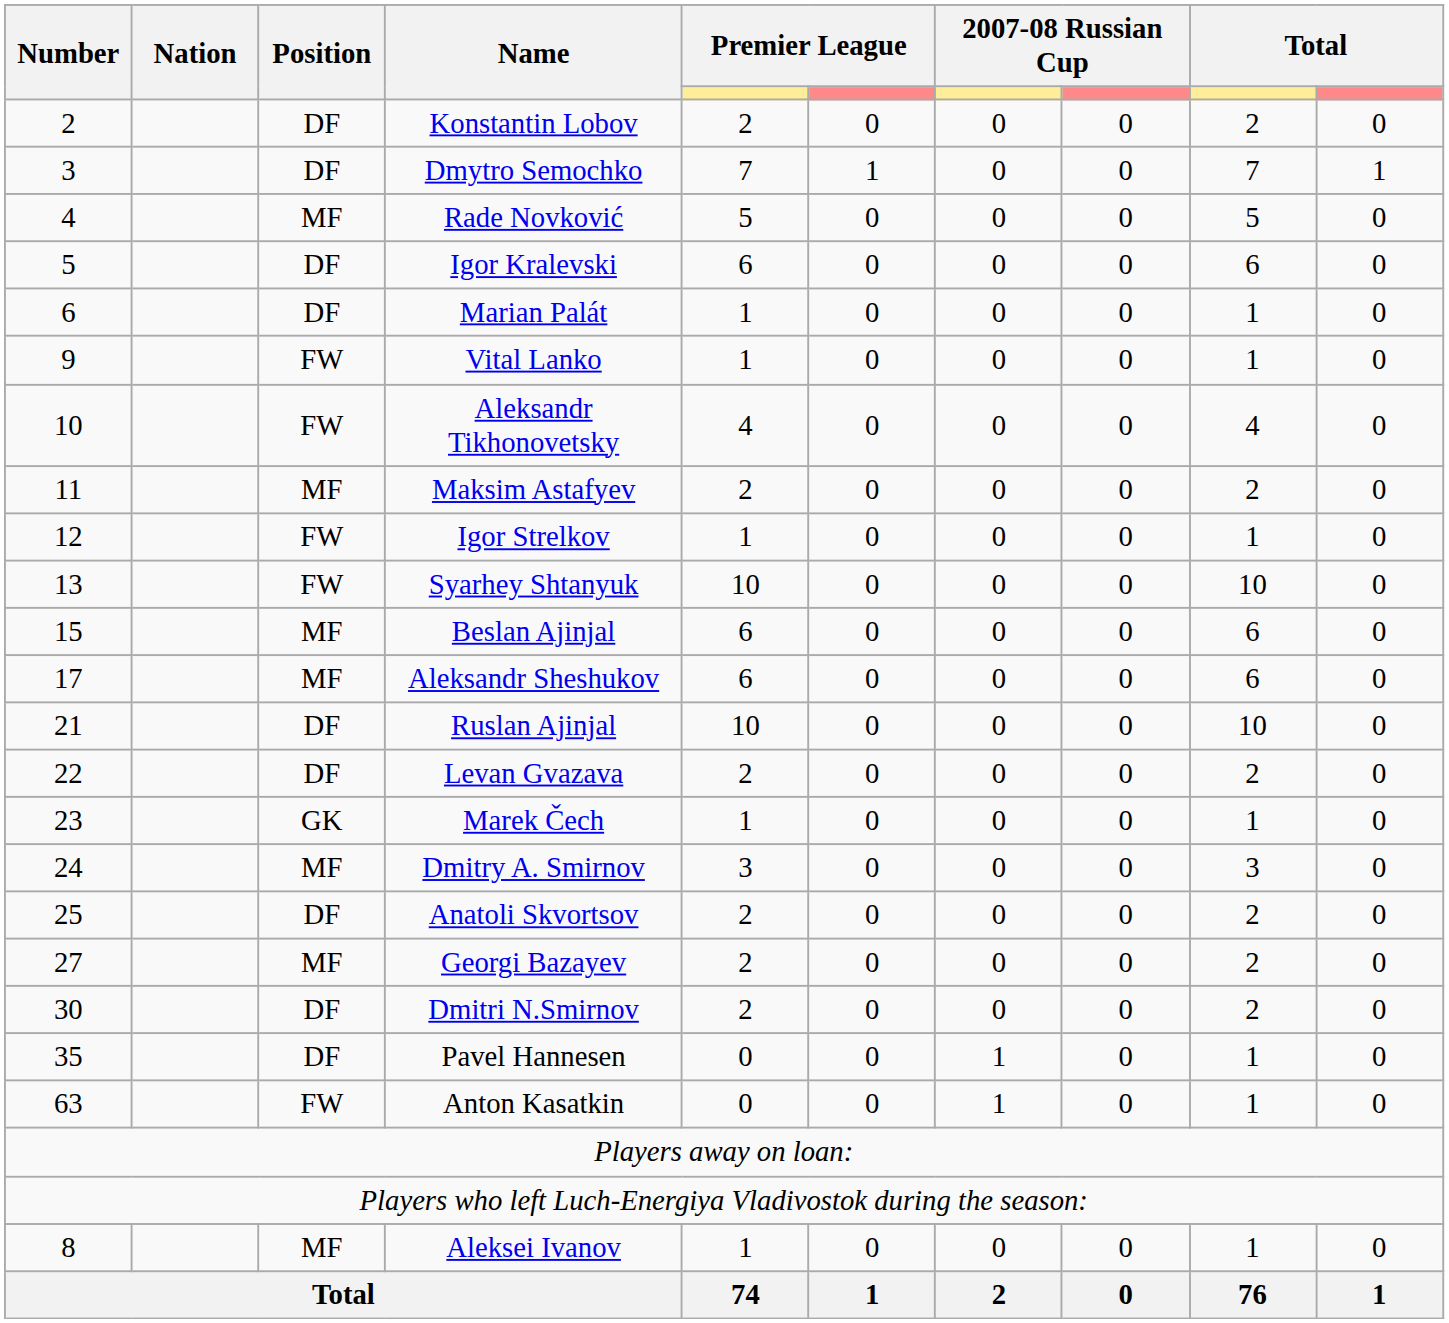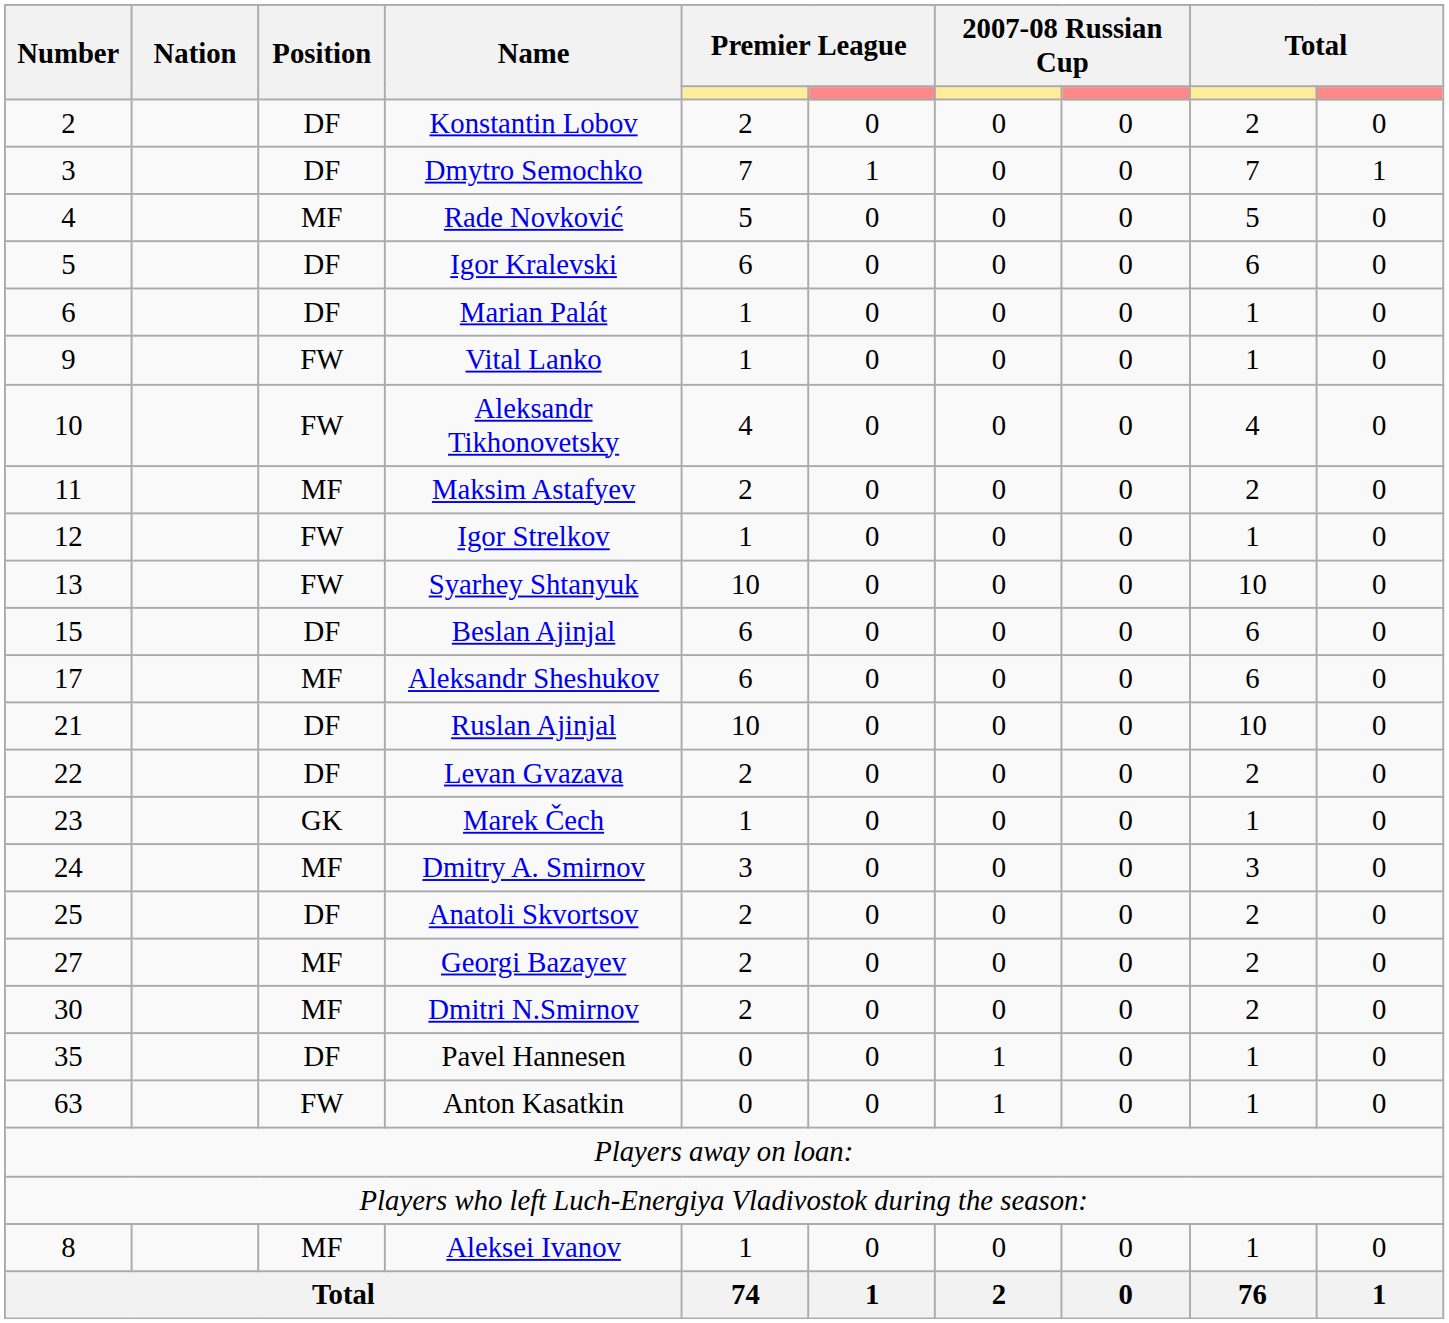(322, 630) MF -> (322, 630) DF
(322, 1009) DF -> (322, 1009) MF
